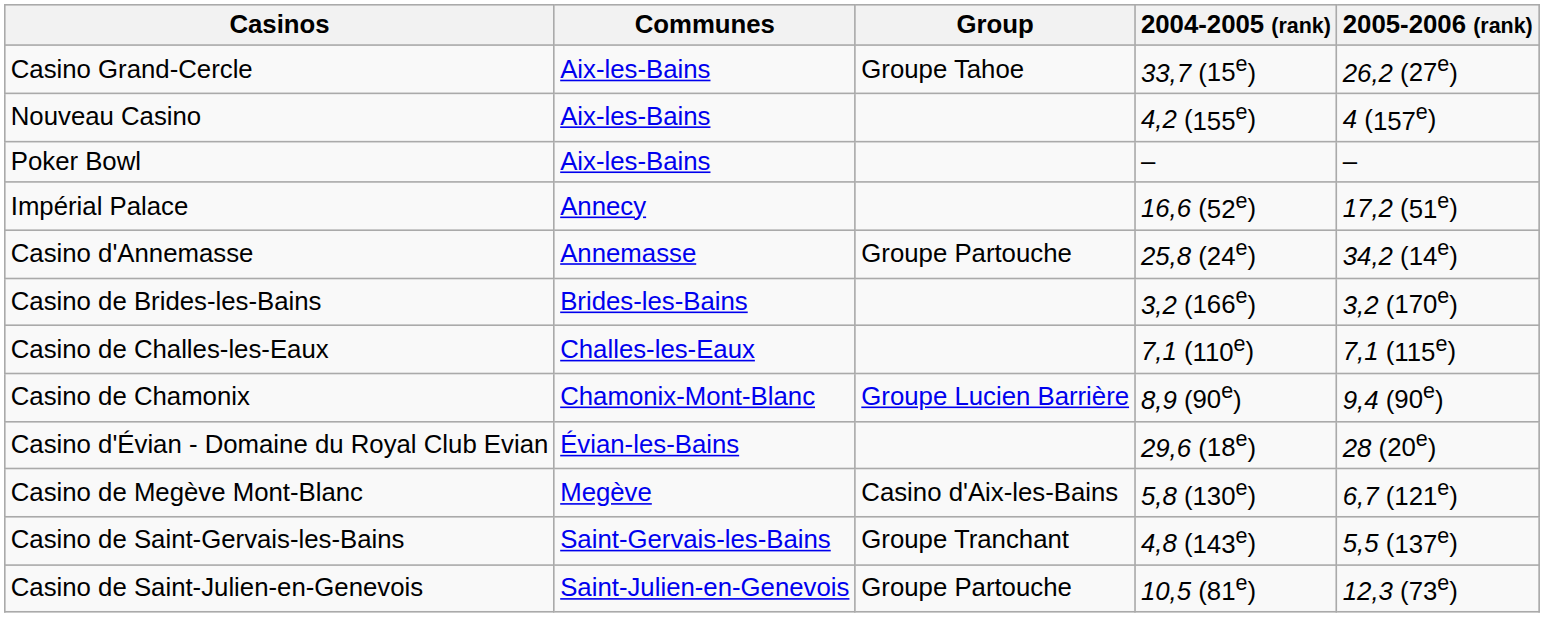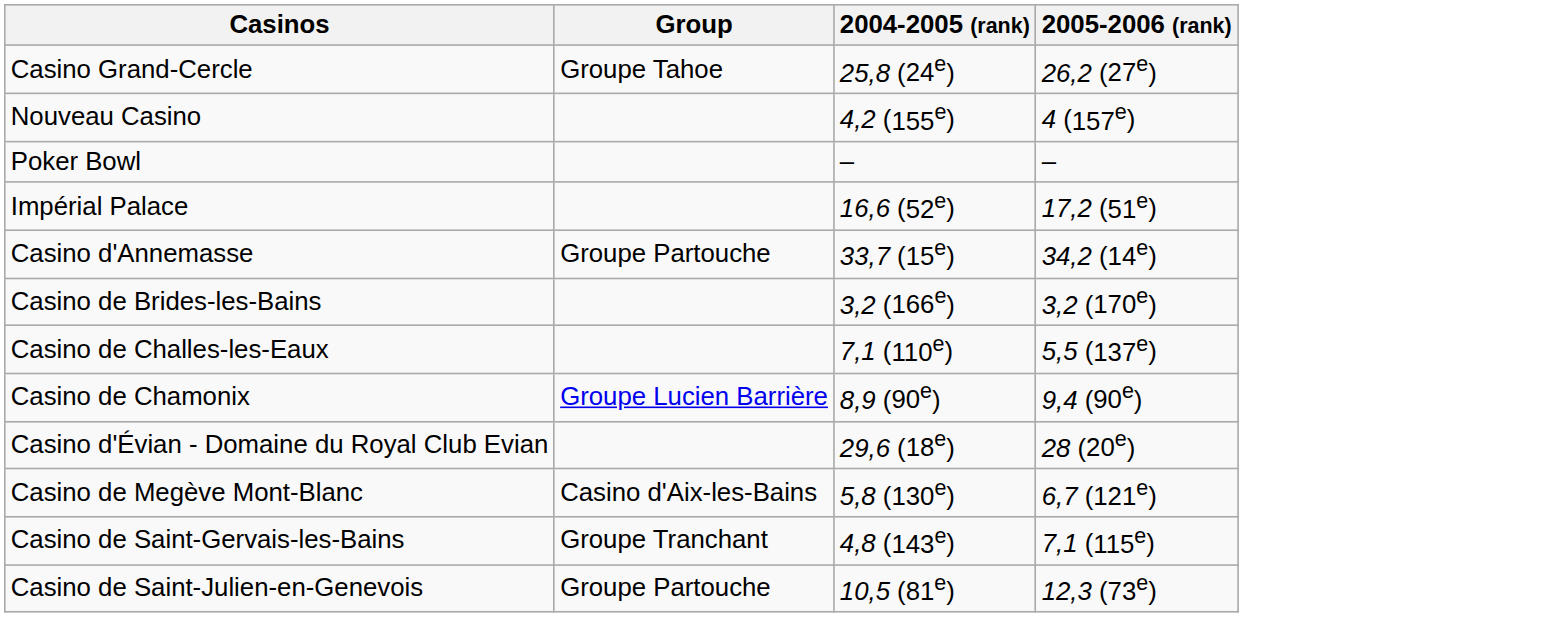- column: (705, 24)
(1198, 69) 33,7 (15e) -> (897, 69) 25,8 (24e)
(1198, 253) 25,8 (24e) -> (897, 253) 33,7 (15e)
(1399, 349) 7,1 (115e) -> (1099, 349) 5,5 (137e)
(1400, 540) 5,5 (137e) -> (1098, 540) 7,1 (115e)
